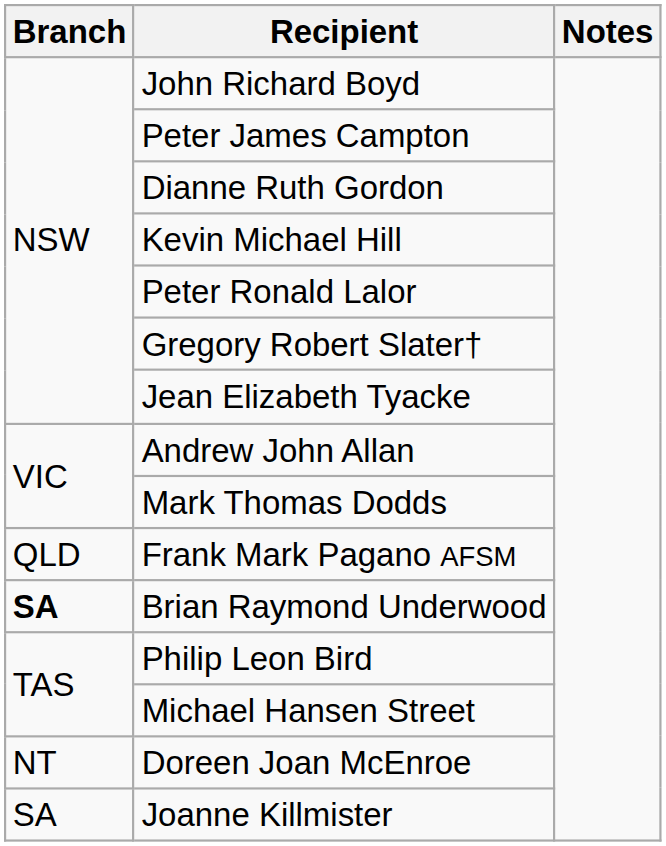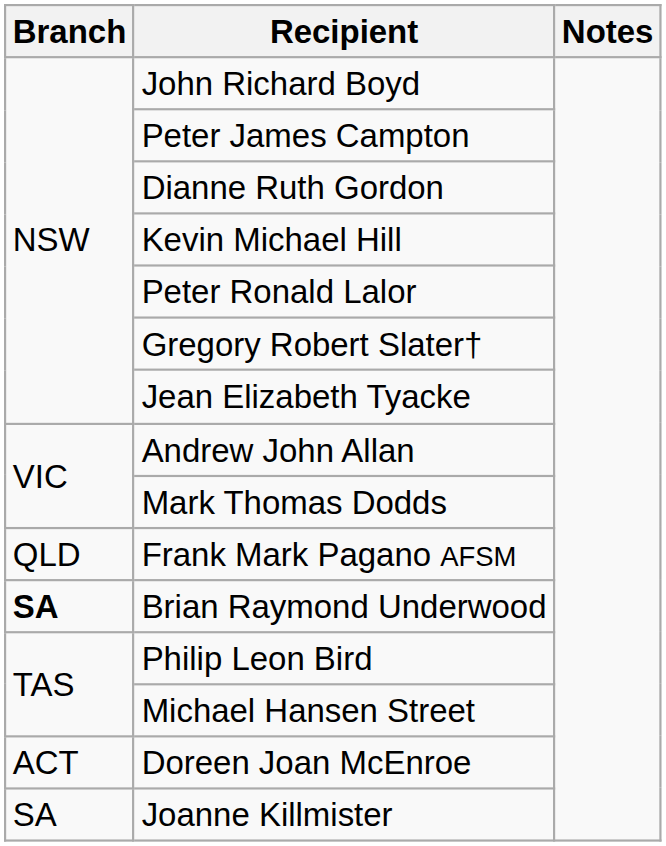(35, 762) NT -> (46, 762) ACT
